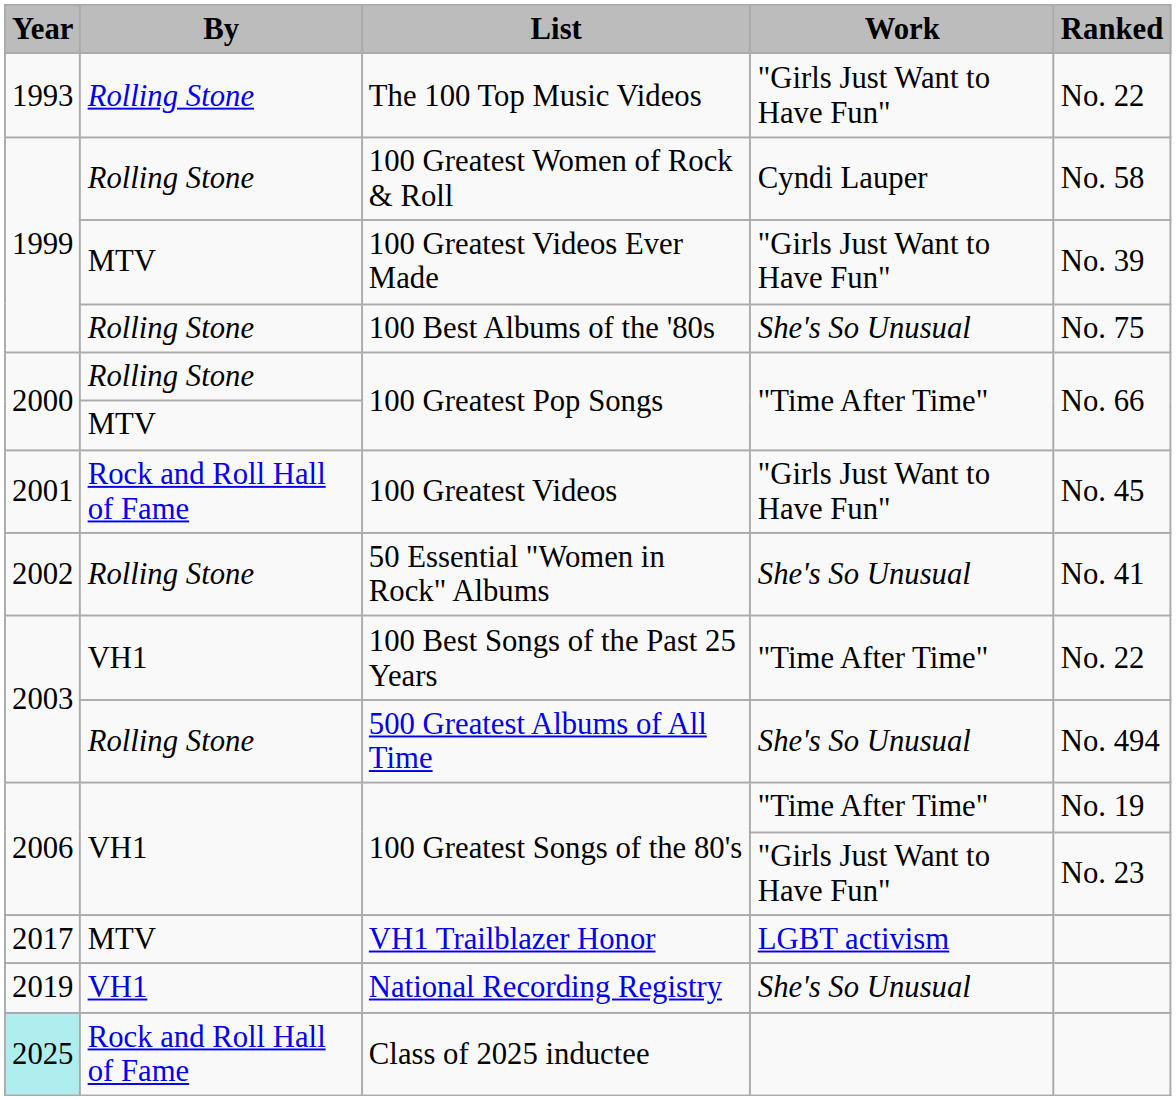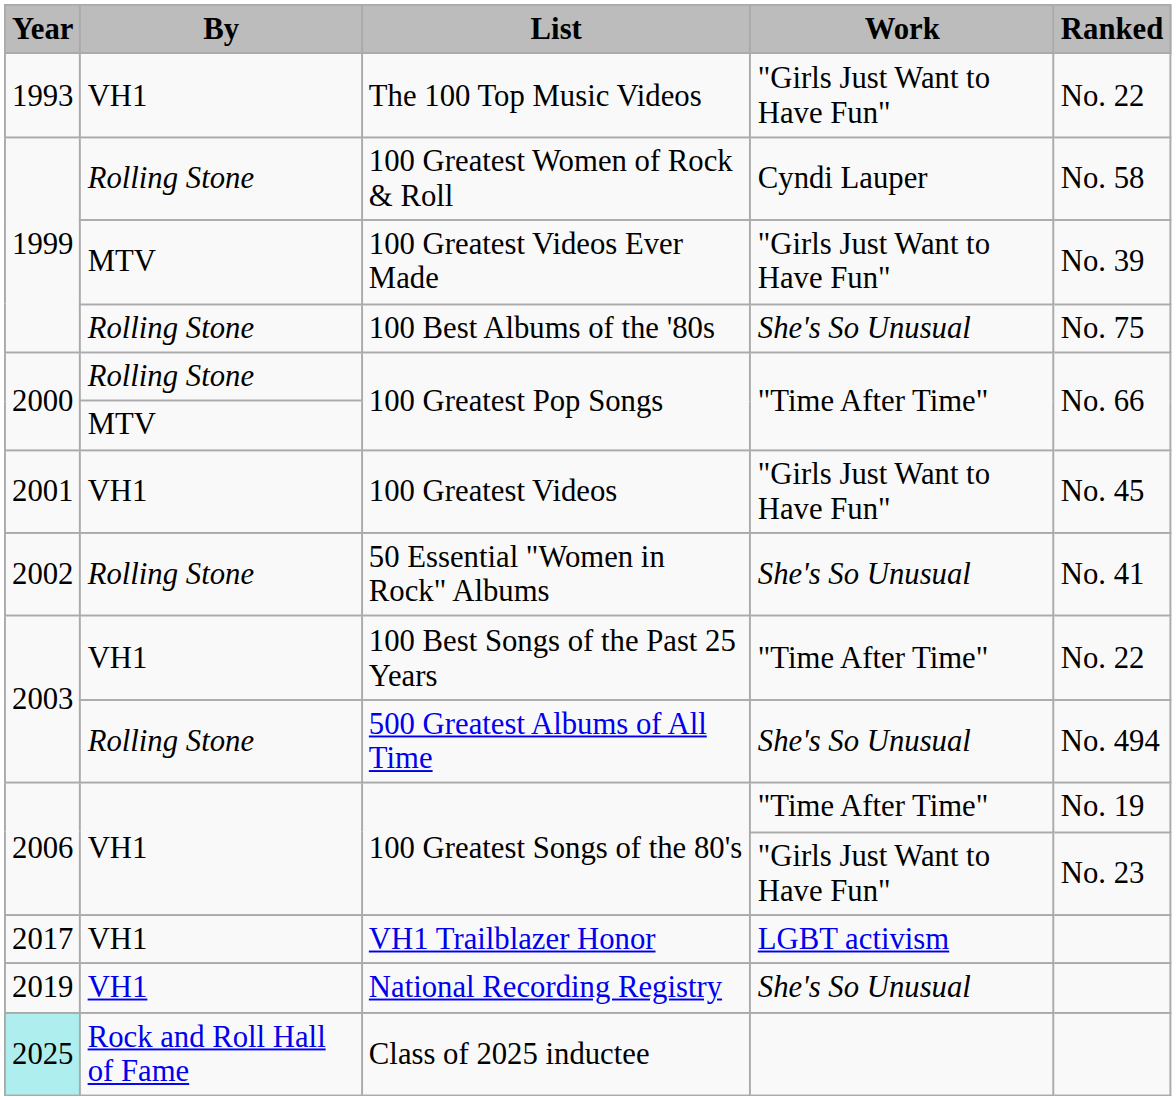(171, 94) Rolling Stone -> (118, 94) VH1
(207, 490) Rock and Roll Hall of Fame -> (118, 490) VH1
(122, 938) MTV -> (118, 938) VH1
